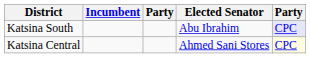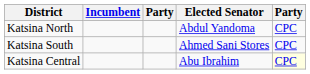+ row: (40, 29)
(209, 29) Abu Ibrahim -> (224, 45) Ahmed Sani Stores
(286, 29) lavender background -> (286, 45) no background
(224, 45) Ahmed Sani Stores -> (209, 61) Abu Ibrahim
